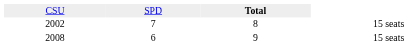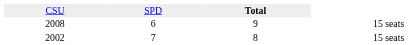rows swapped: (55, 24) <-> (55, 37)
